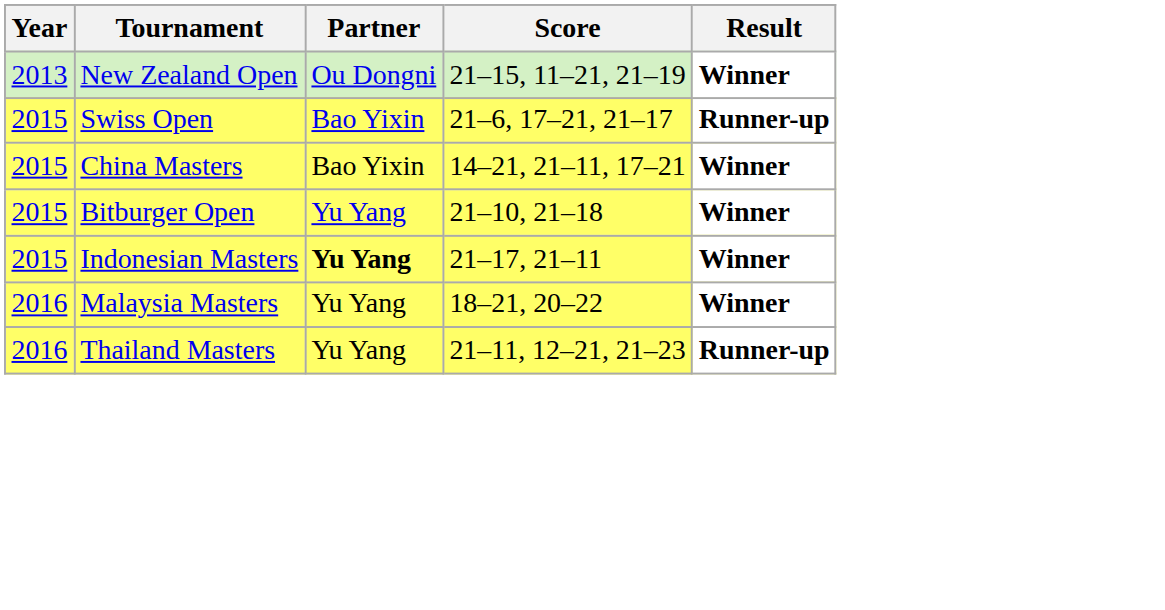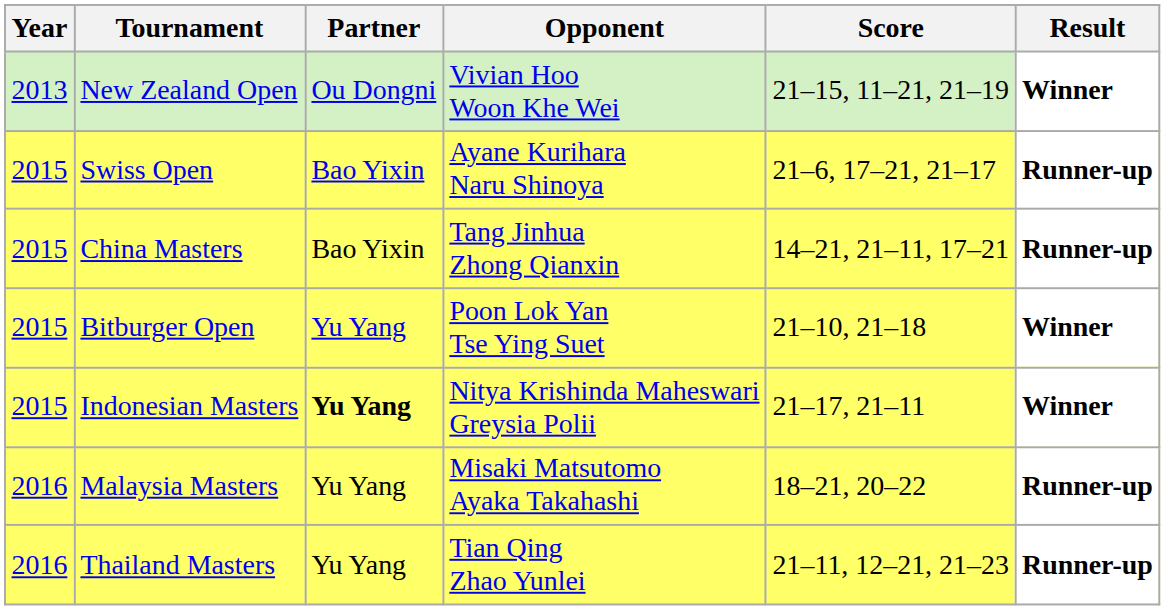+ column: (604, 27)
(744, 166) Winner -> (1087, 248) Runner-up
(744, 304) Winner -> (1087, 485) Runner-up
